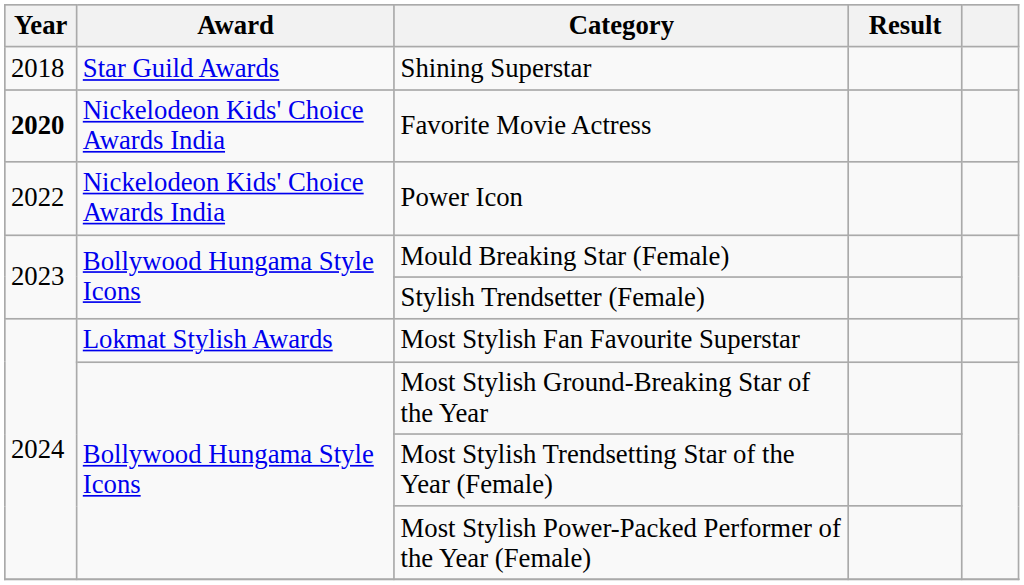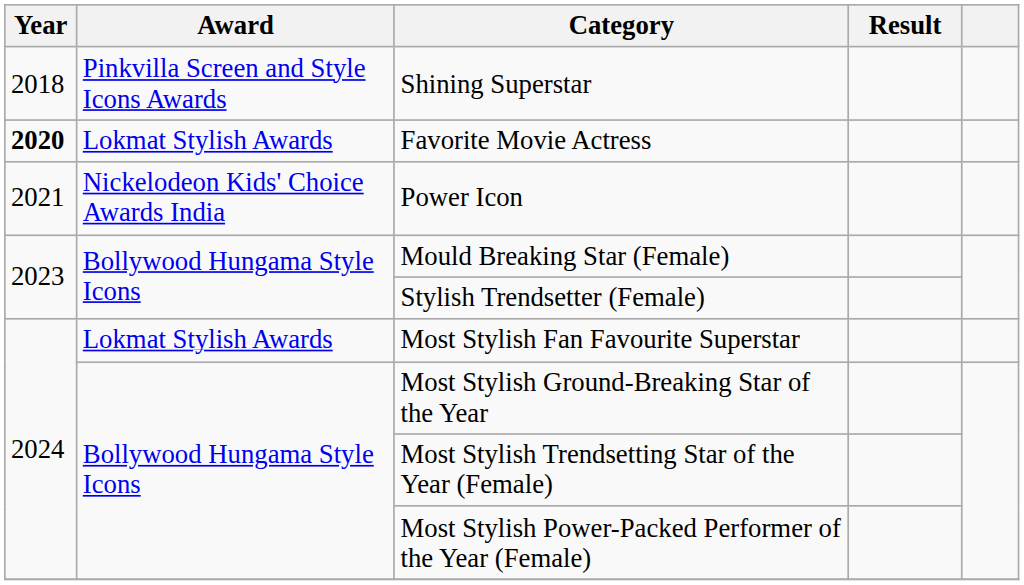(181, 68) Star Guild Awards -> (224, 83) Pinkvilla Screen and Style Icons Awards
(223, 125) Nickelodeon Kids' Choice Awards India -> (208, 140) Lokmat Stylish Awards
(38, 197) 2022 -> (38, 197) 2021
